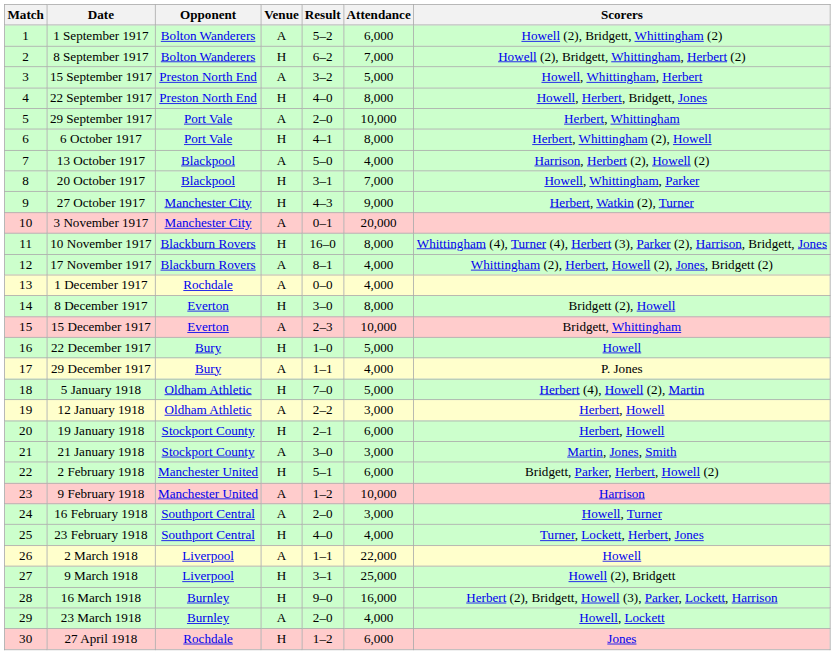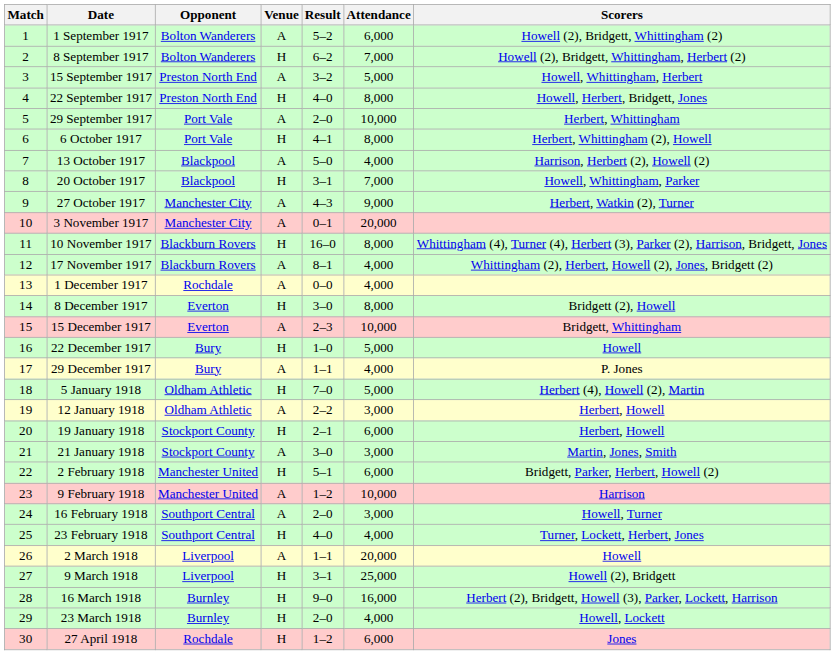(281, 202) H -> (281, 202) A
(379, 555) 22,000 -> (379, 555) 20,000
(281, 618) A -> (281, 618) H
